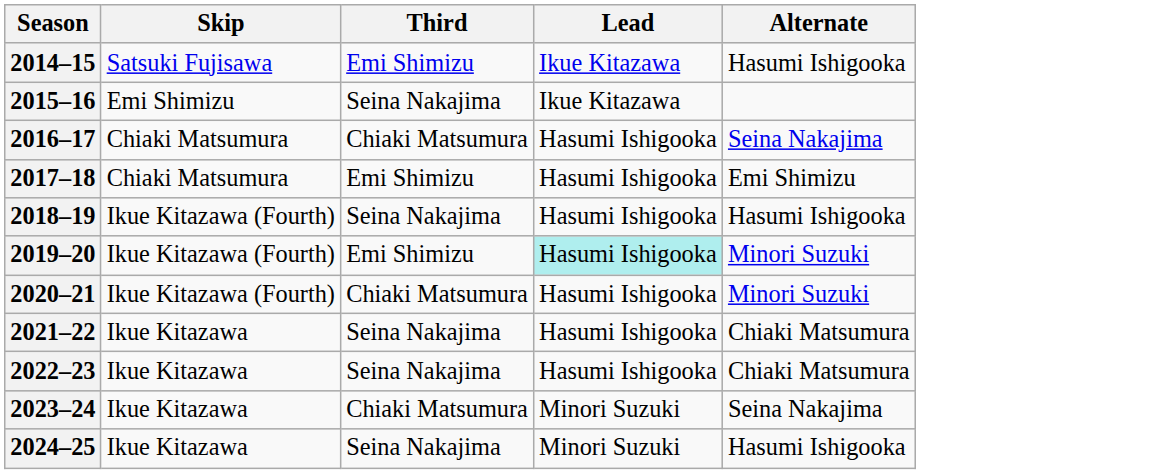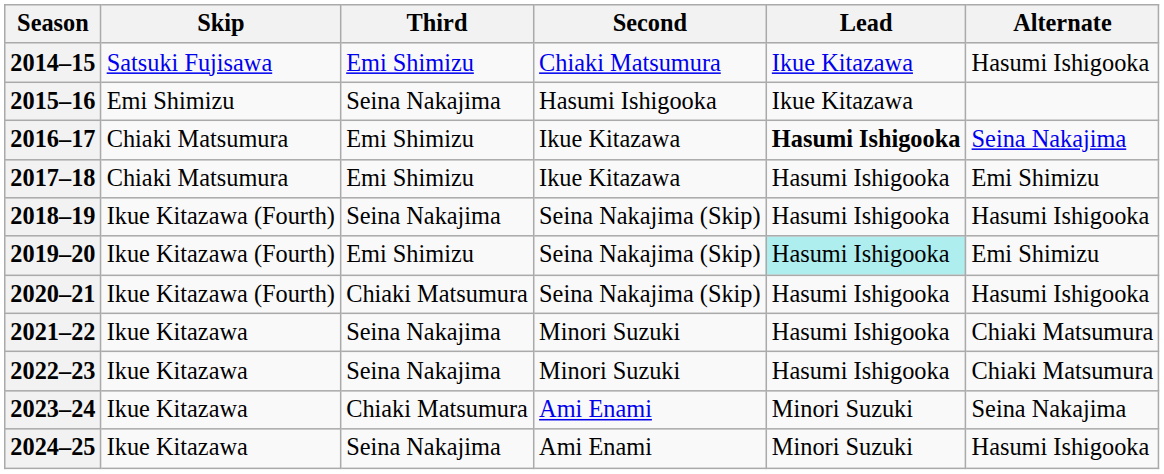+ column: (650, 23)
(437, 139) Chiaki Matsumura -> (410, 139) Emi Shimizu
(628, 139) normal -> (866, 139) bold
(799, 255) Minori Suzuki -> (1035, 255) Emi Shimizu
(799, 293) Minori Suzuki -> (1060, 293) Hasumi Ishigooka
